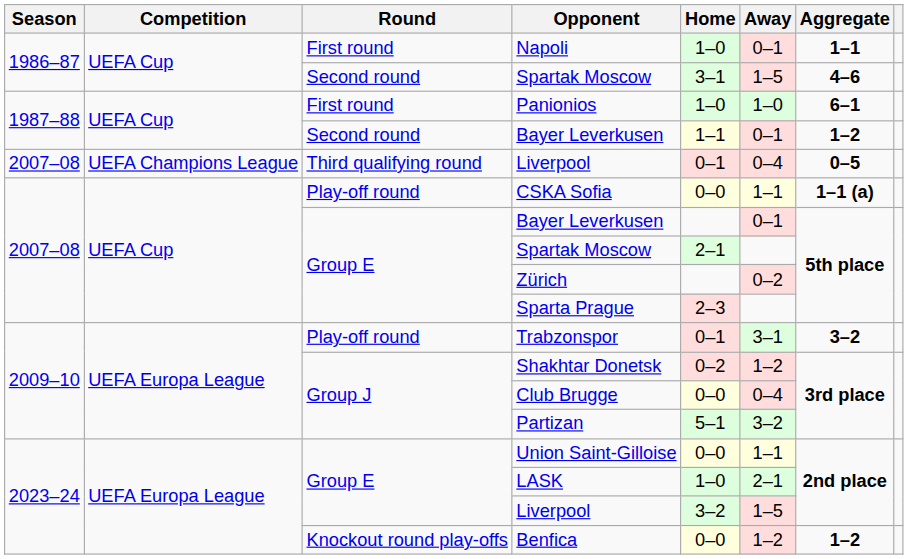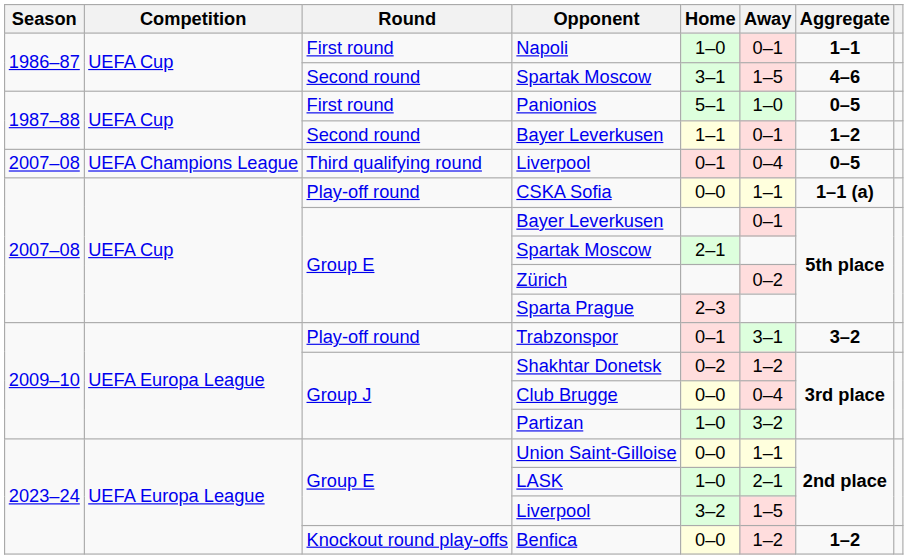(710, 105) 1–0 -> (710, 105) 5–1
(845, 105) 6–1 -> (845, 105) 0–5
(710, 423) 5–1 -> (710, 423) 1–0
